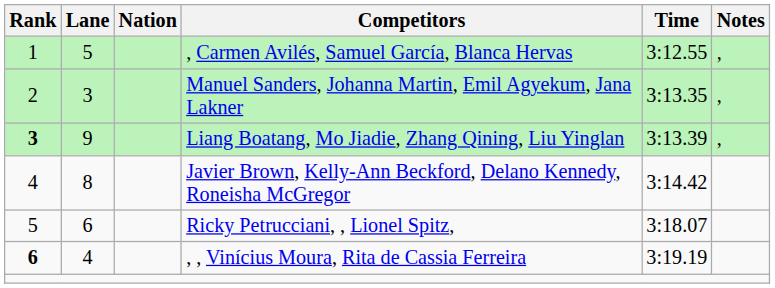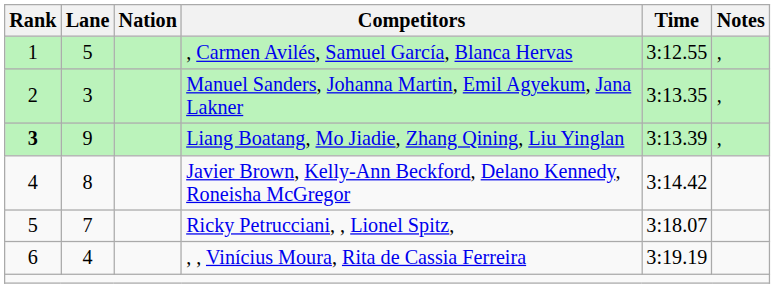(87, 225) 6 -> (87, 225) 7
(33, 257) bold -> (33, 257) normal
